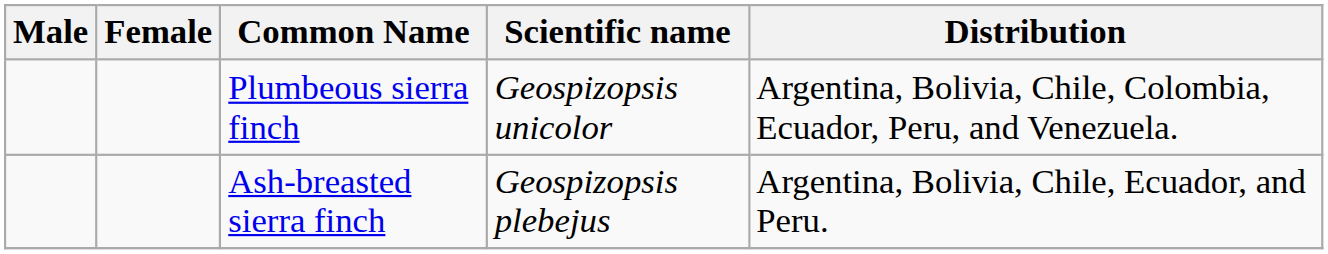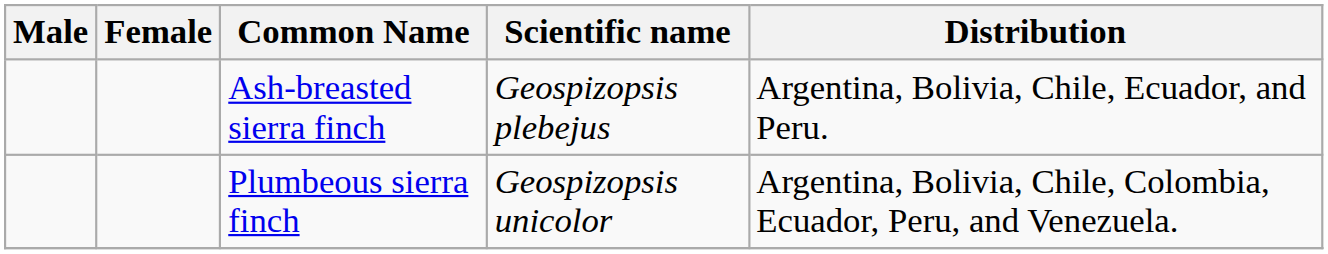rows swapped: (348, 106) <-> (320, 200)
